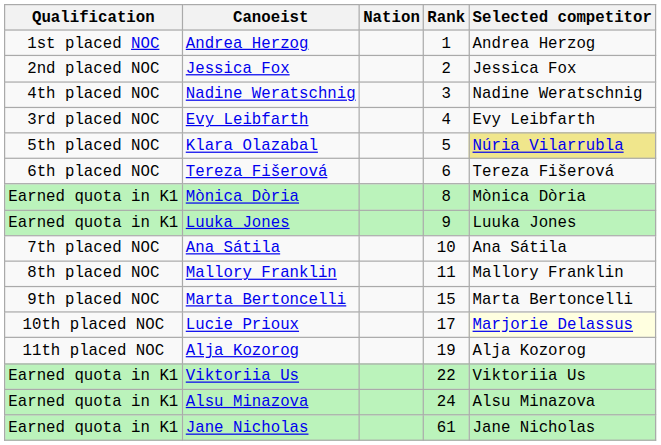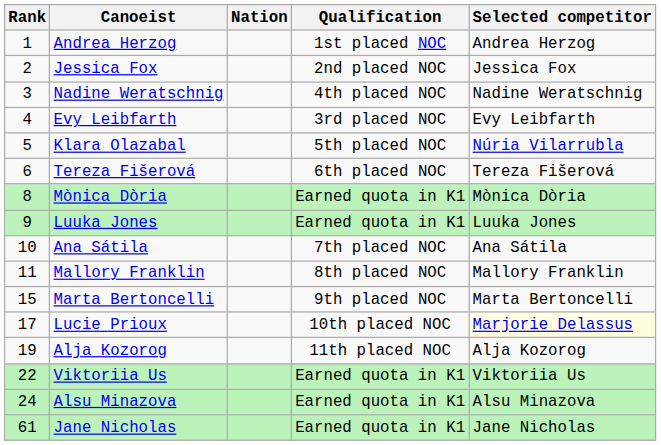columns swapped: (446, 17) <-> (93, 17)
(548, 146) khaki background -> (548, 146) no background
